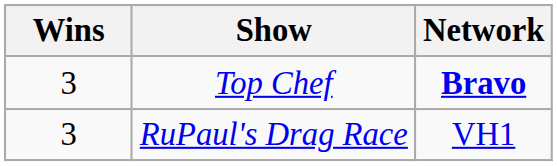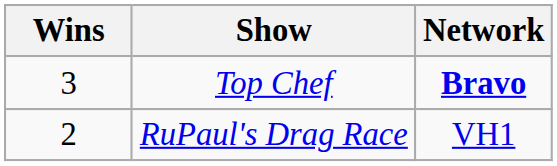(69, 133) 3 -> (69, 133) 2
